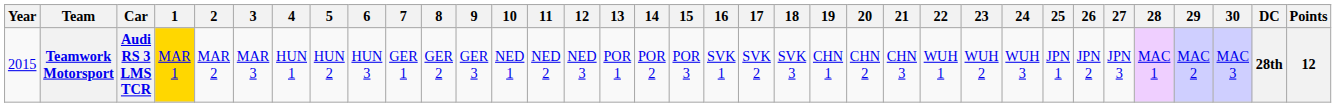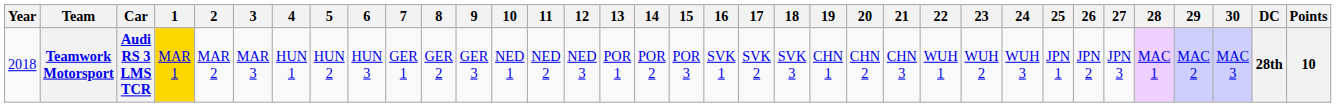(22, 64) 2015 -> (22, 64) 2018
(1309, 64) 12 -> (1309, 64) 10
